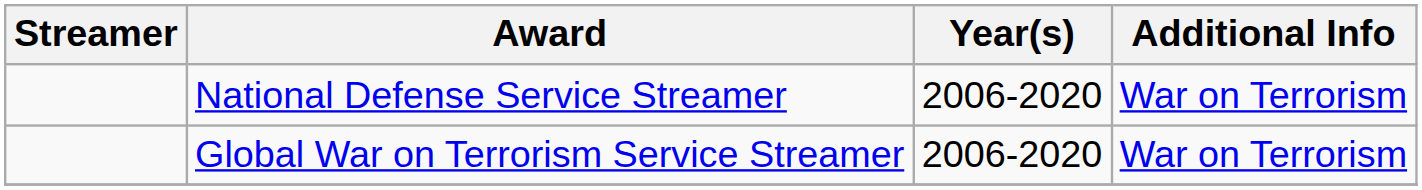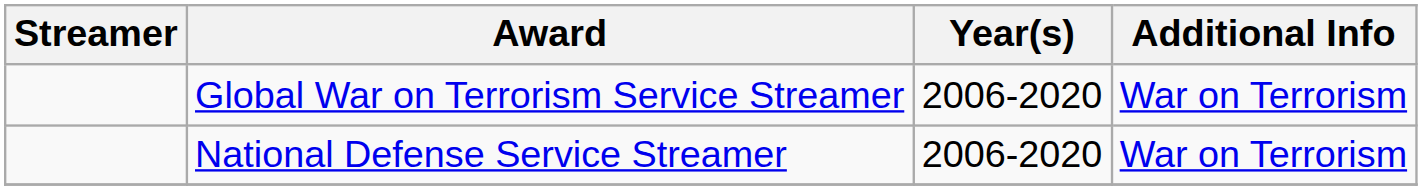rows swapped: (491, 94) <-> (550, 154)
